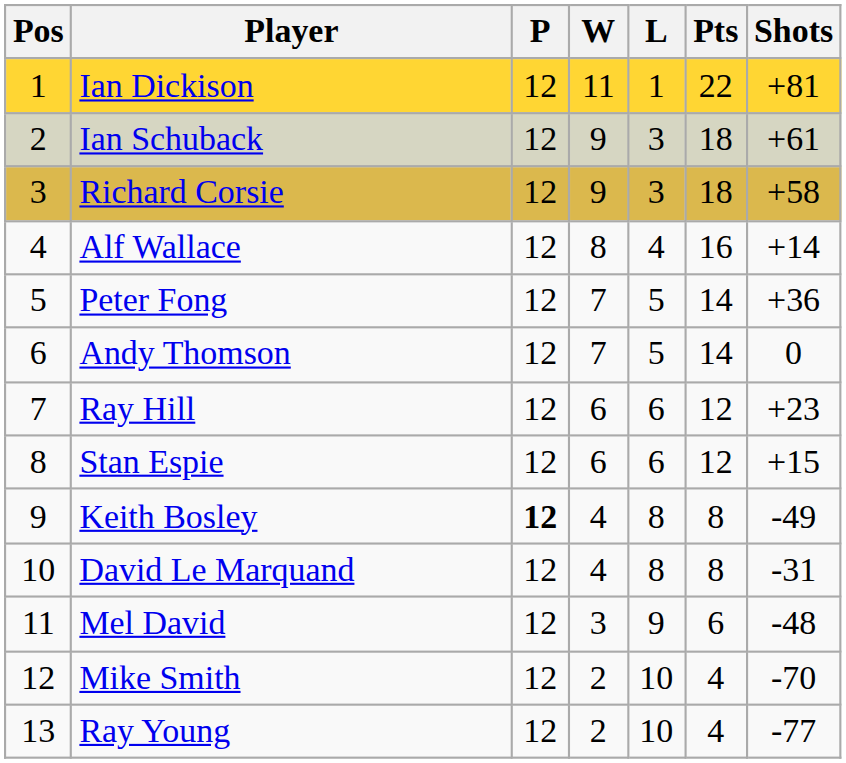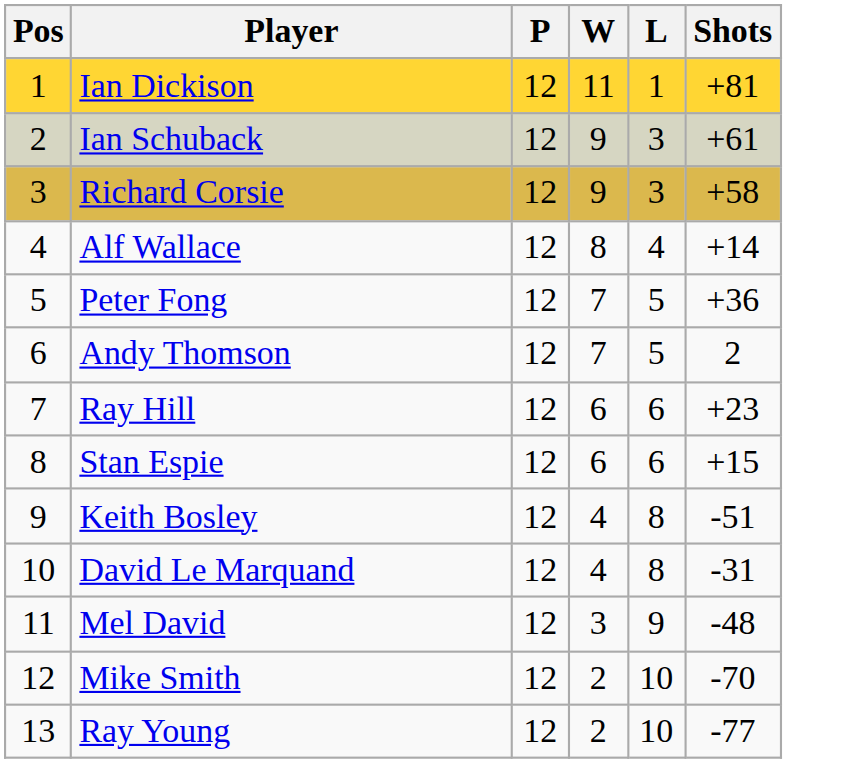- column: (716, 31)
(794, 354) 0 -> (733, 354) 2
(540, 515) bold -> (540, 515) normal
(794, 515) -49 -> (733, 515) -51
